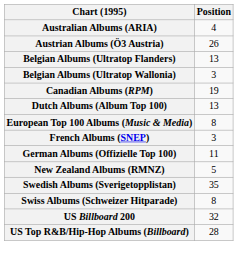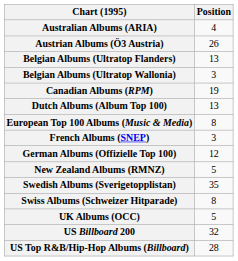(214, 153) 11 -> (214, 153) 12
+ row: (99, 216)
